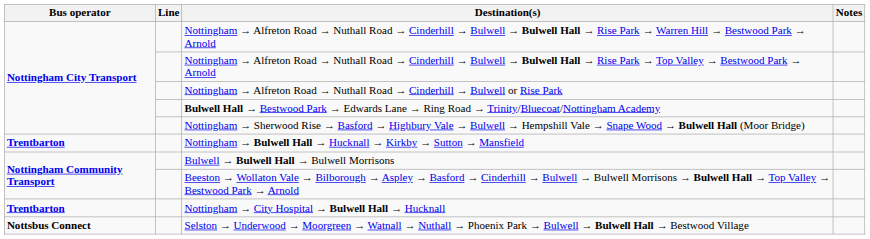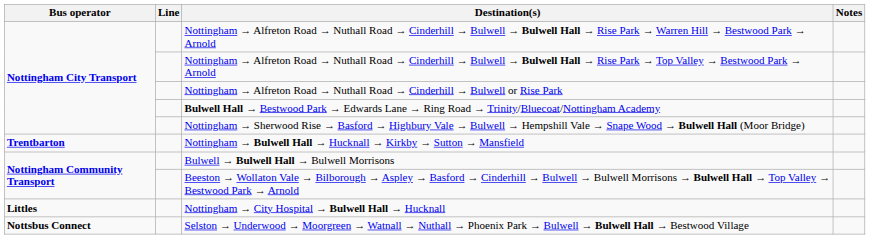(36, 208) Trentbarton -> (22, 208) Littles
